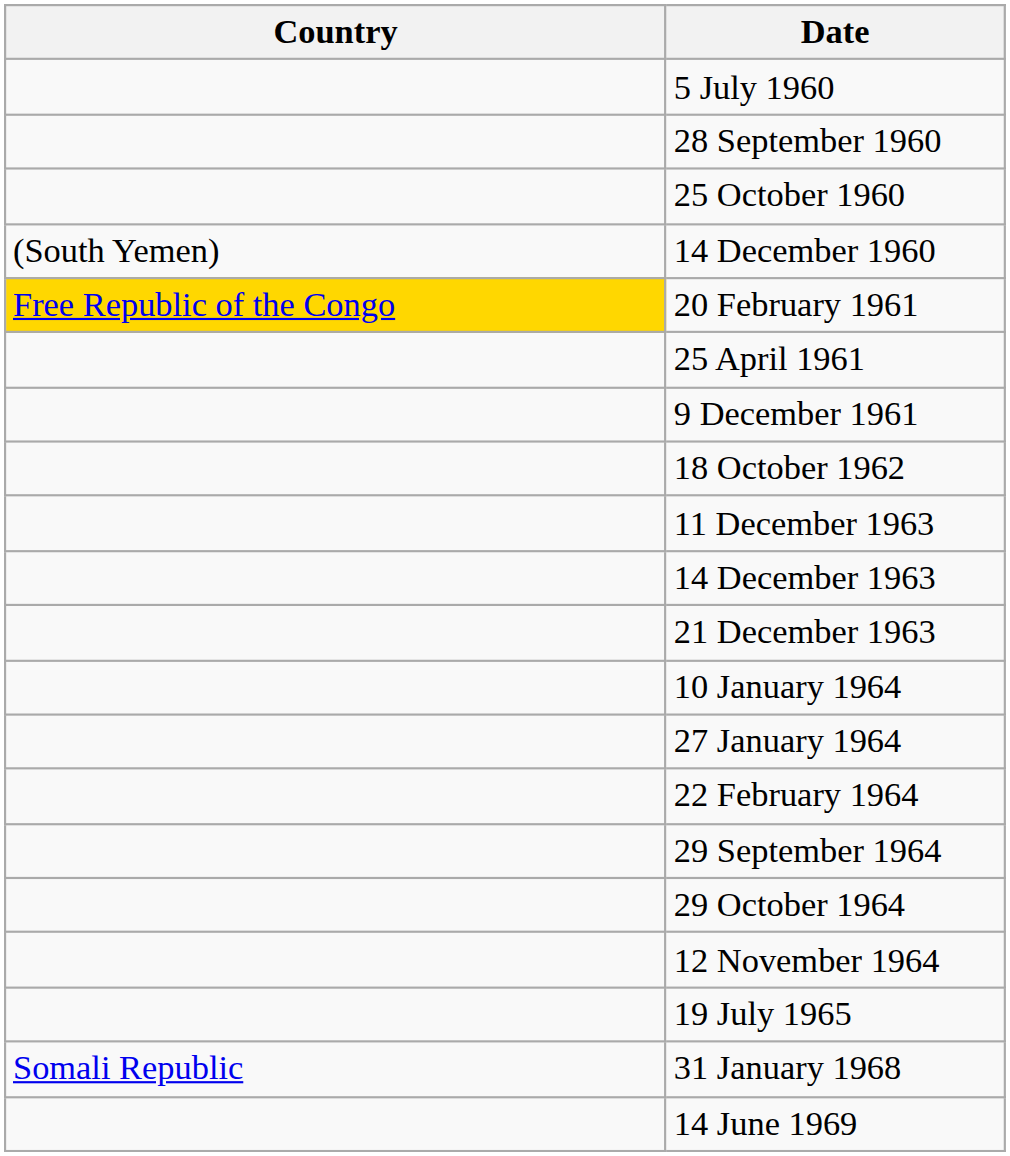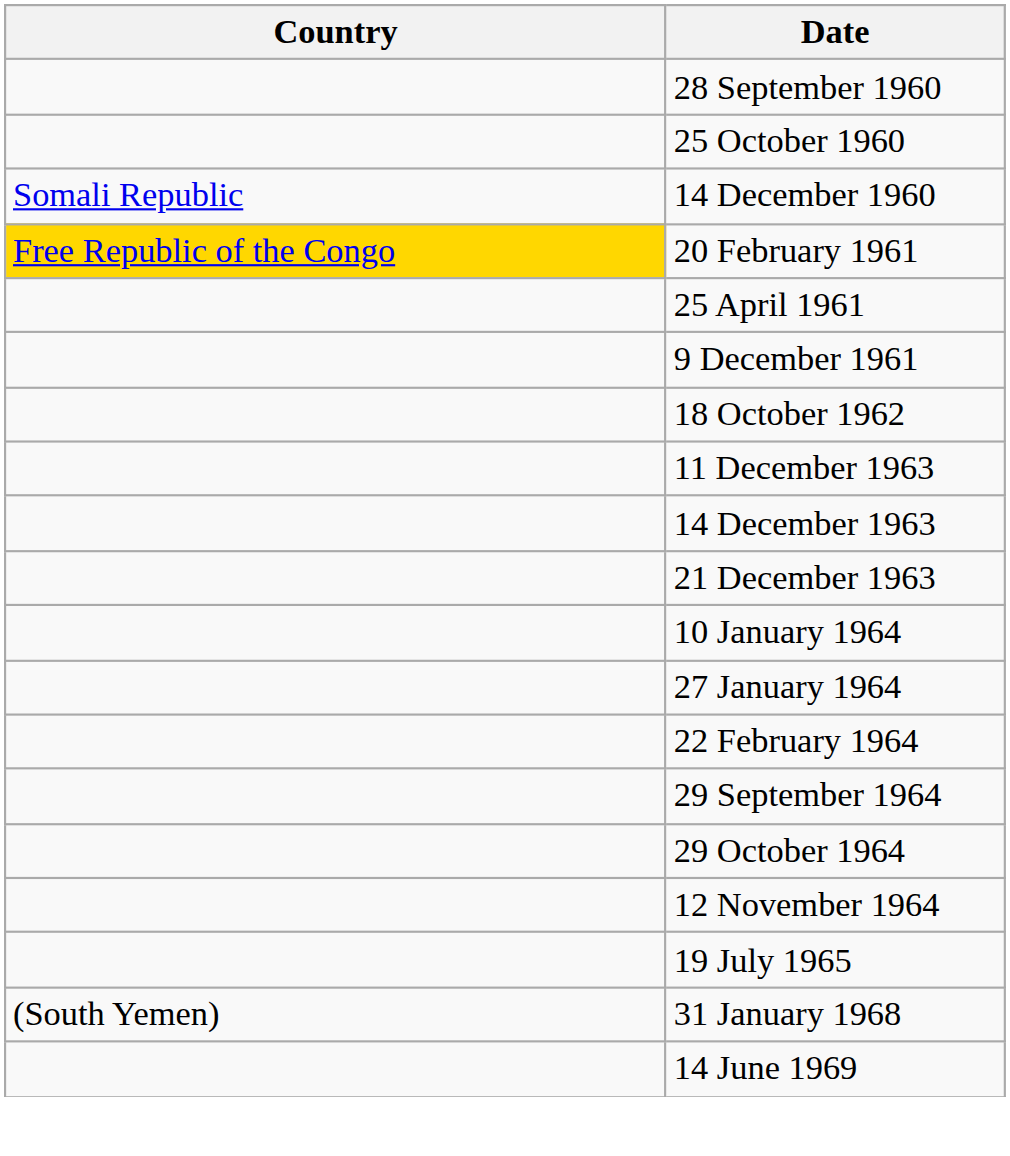- row: (754, 86)
(116, 250) (South Yemen) -> (128, 195) Somali Republic
(128, 1068) Somali Republic -> (116, 1013) (South Yemen)
